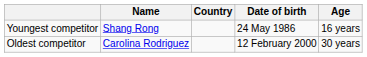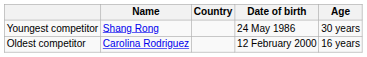(341, 28) 16 years -> (341, 28) 30 years
(341, 44) 30 years -> (341, 44) 16 years
